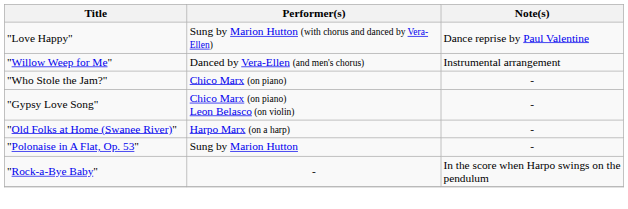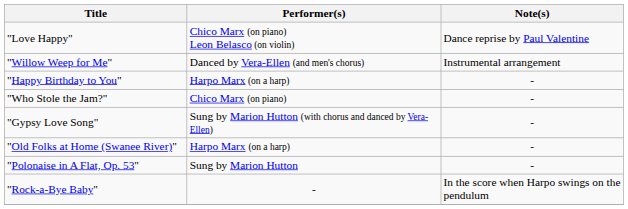(309, 37) Sung by Marion Hutton (with chorus and danced by Vera-Ellen) -> (242, 37) Chico Marx (on piano) Leon Belasco (on violin)
+ row: (64, 80)
(242, 104) Chico Marx (on piano) Leon Belasco (on violin) -> (309, 122) Sung by Marion Hutton (with chorus and danced by Vera-Ellen)
